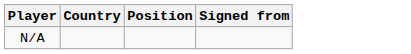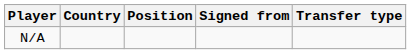+ column: (349, 16)
